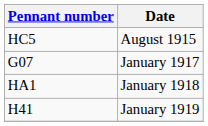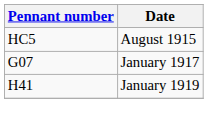- row: (22, 86)
